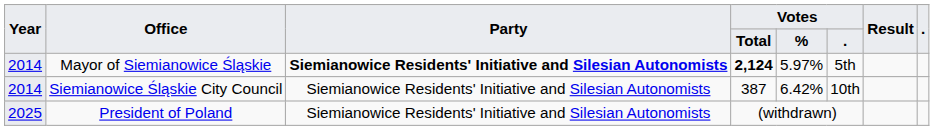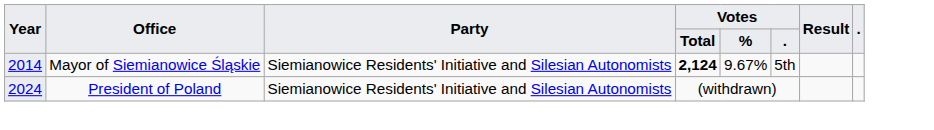(508, 65) bold -> (469, 65) normal
(802, 65) 5.97% -> (746, 65) 9.67%
- row: (166, 89)
(25, 113) 2025 -> (25, 89) 2024
